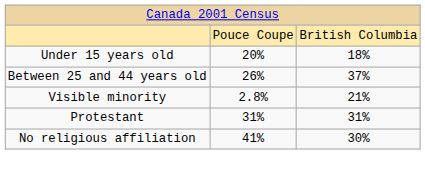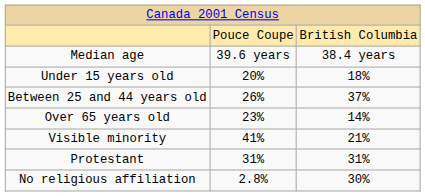+ row: (107, 56)
+ row: (107, 118)
(253, 98) 2.8% -> (253, 139) 41%
(253, 139) 41% -> (253, 180) 2.8%
